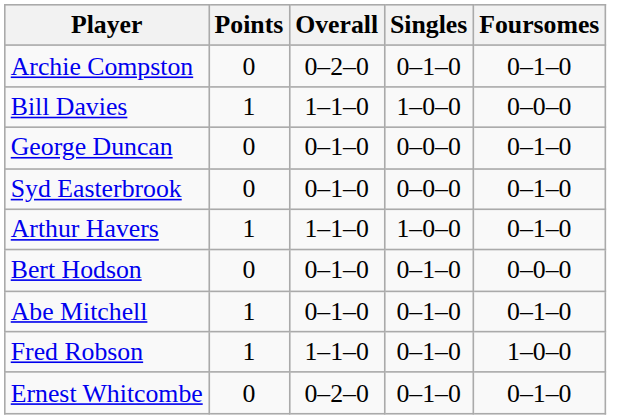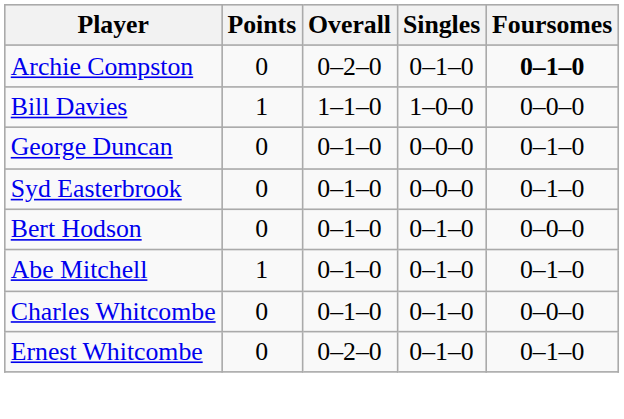(539, 65) normal -> (552, 65) bold
- row: (85, 229)
- row: (77, 351)
+ row: (113, 310)
